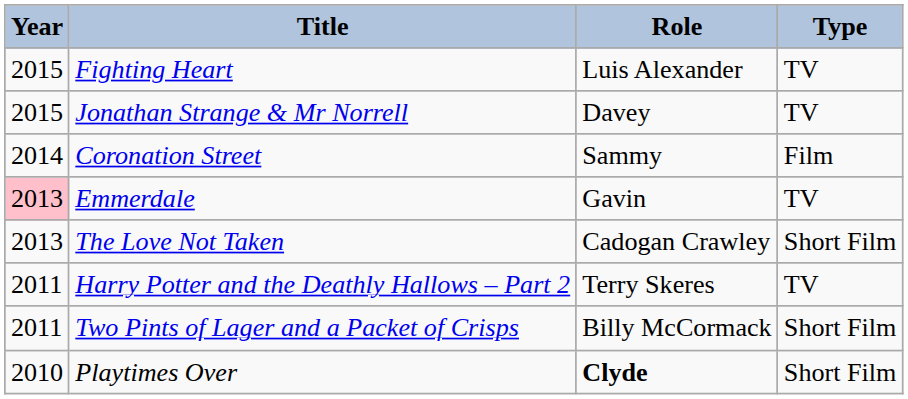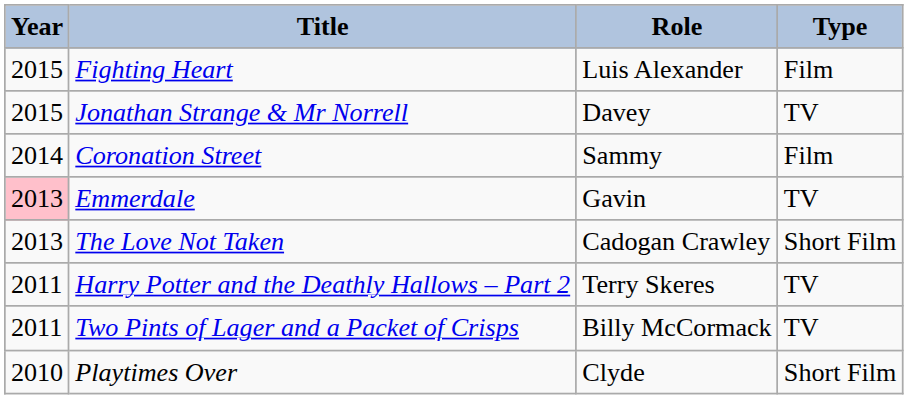(801, 69) TV -> (809, 69) Film
(840, 327) Short Film -> (801, 327) TV
(615, 371) bold -> (614, 371) normal
